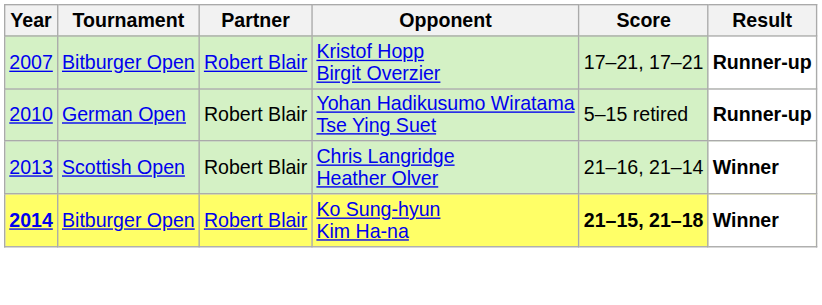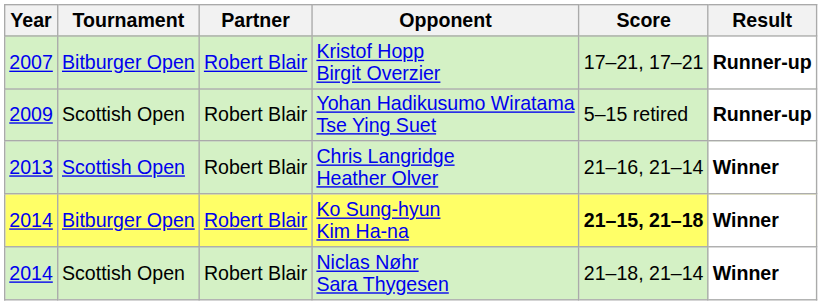(31, 115) 2010 -> (31, 115) 2009
(124, 115) German Open -> (123, 115) Scottish Open
(31, 220) bold -> (31, 220) normal
+ row: (383, 273)
